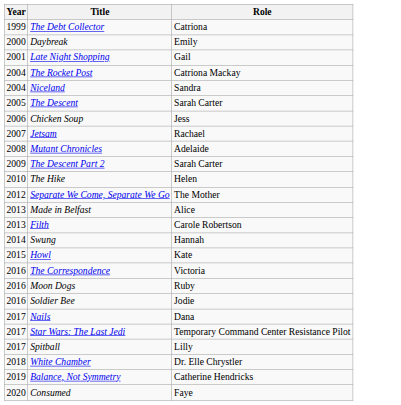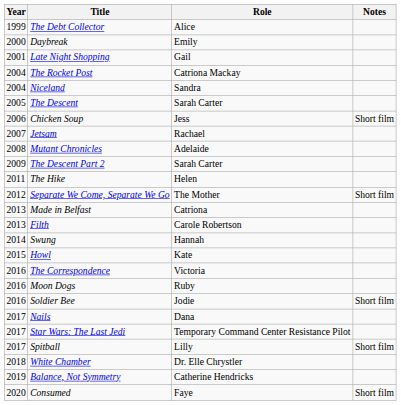+ column: (374, 12)
(191, 27) Catriona -> (184, 27) Alice
(16, 179) 2010 -> (16, 179) 2011
(184, 210) Alice -> (191, 210) Catriona
